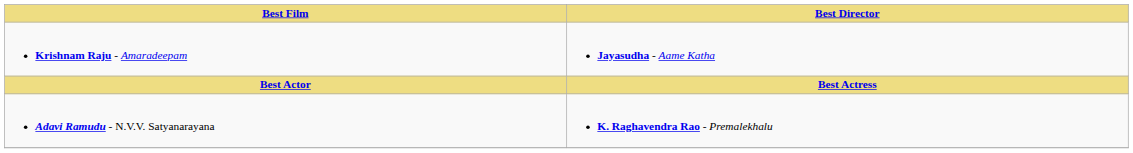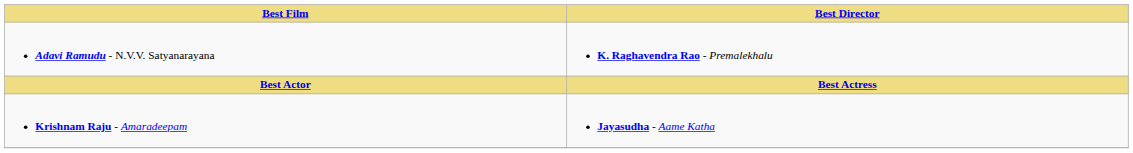rows swapped: (285, 127) <-> (285, 56)
